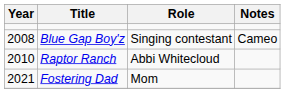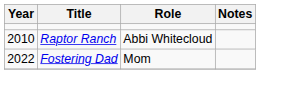- row: (83, 39)
(21, 78) 2021 -> (21, 59) 2022
